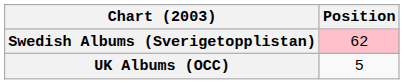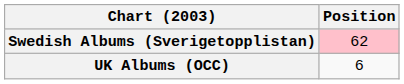(359, 66) 5 -> (359, 66) 6
